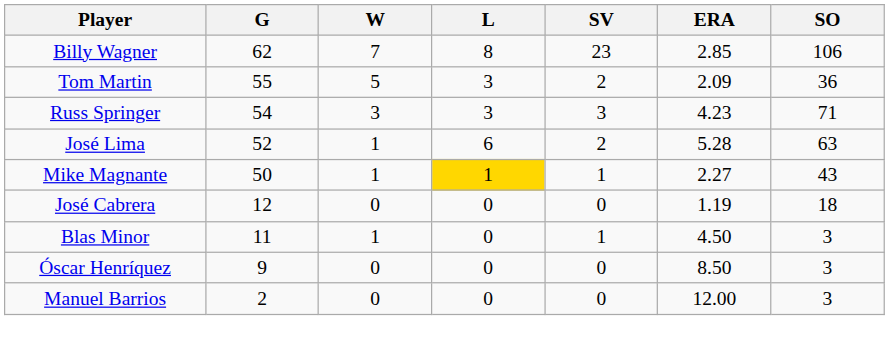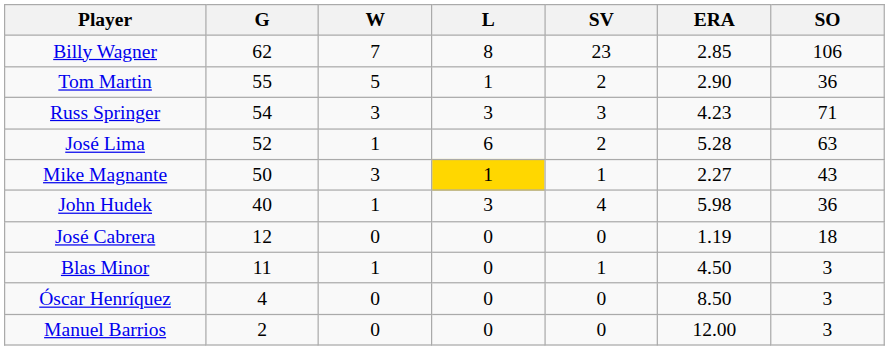(488, 81) 3 -> (488, 81) 1
(714, 81) 2.09 -> (714, 81) 2.90
(375, 174) 1 -> (375, 174) 3
+ row: (105, 205)
(262, 267) 9 -> (262, 298) 4
